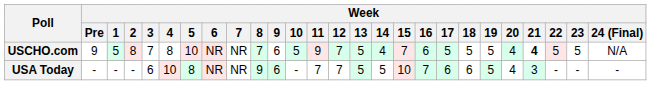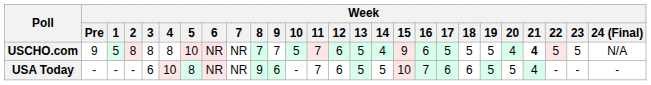(150, 51) 7 -> (150, 51) 8
(277, 51) 6 -> (277, 51) 7
(318, 51) 9 -> (318, 51) 7
(339, 51) 7 -> (339, 51) 6
(404, 51) 7 -> (404, 51) 9
(339, 70) 7 -> (339, 70) 6
(513, 70) 4 -> (513, 70) 5
(534, 70) 3 -> (534, 70) 4
